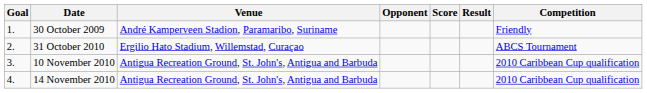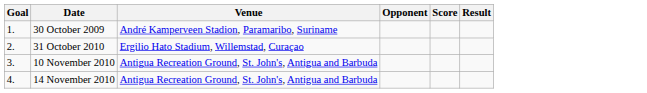- column: (568, 12)
